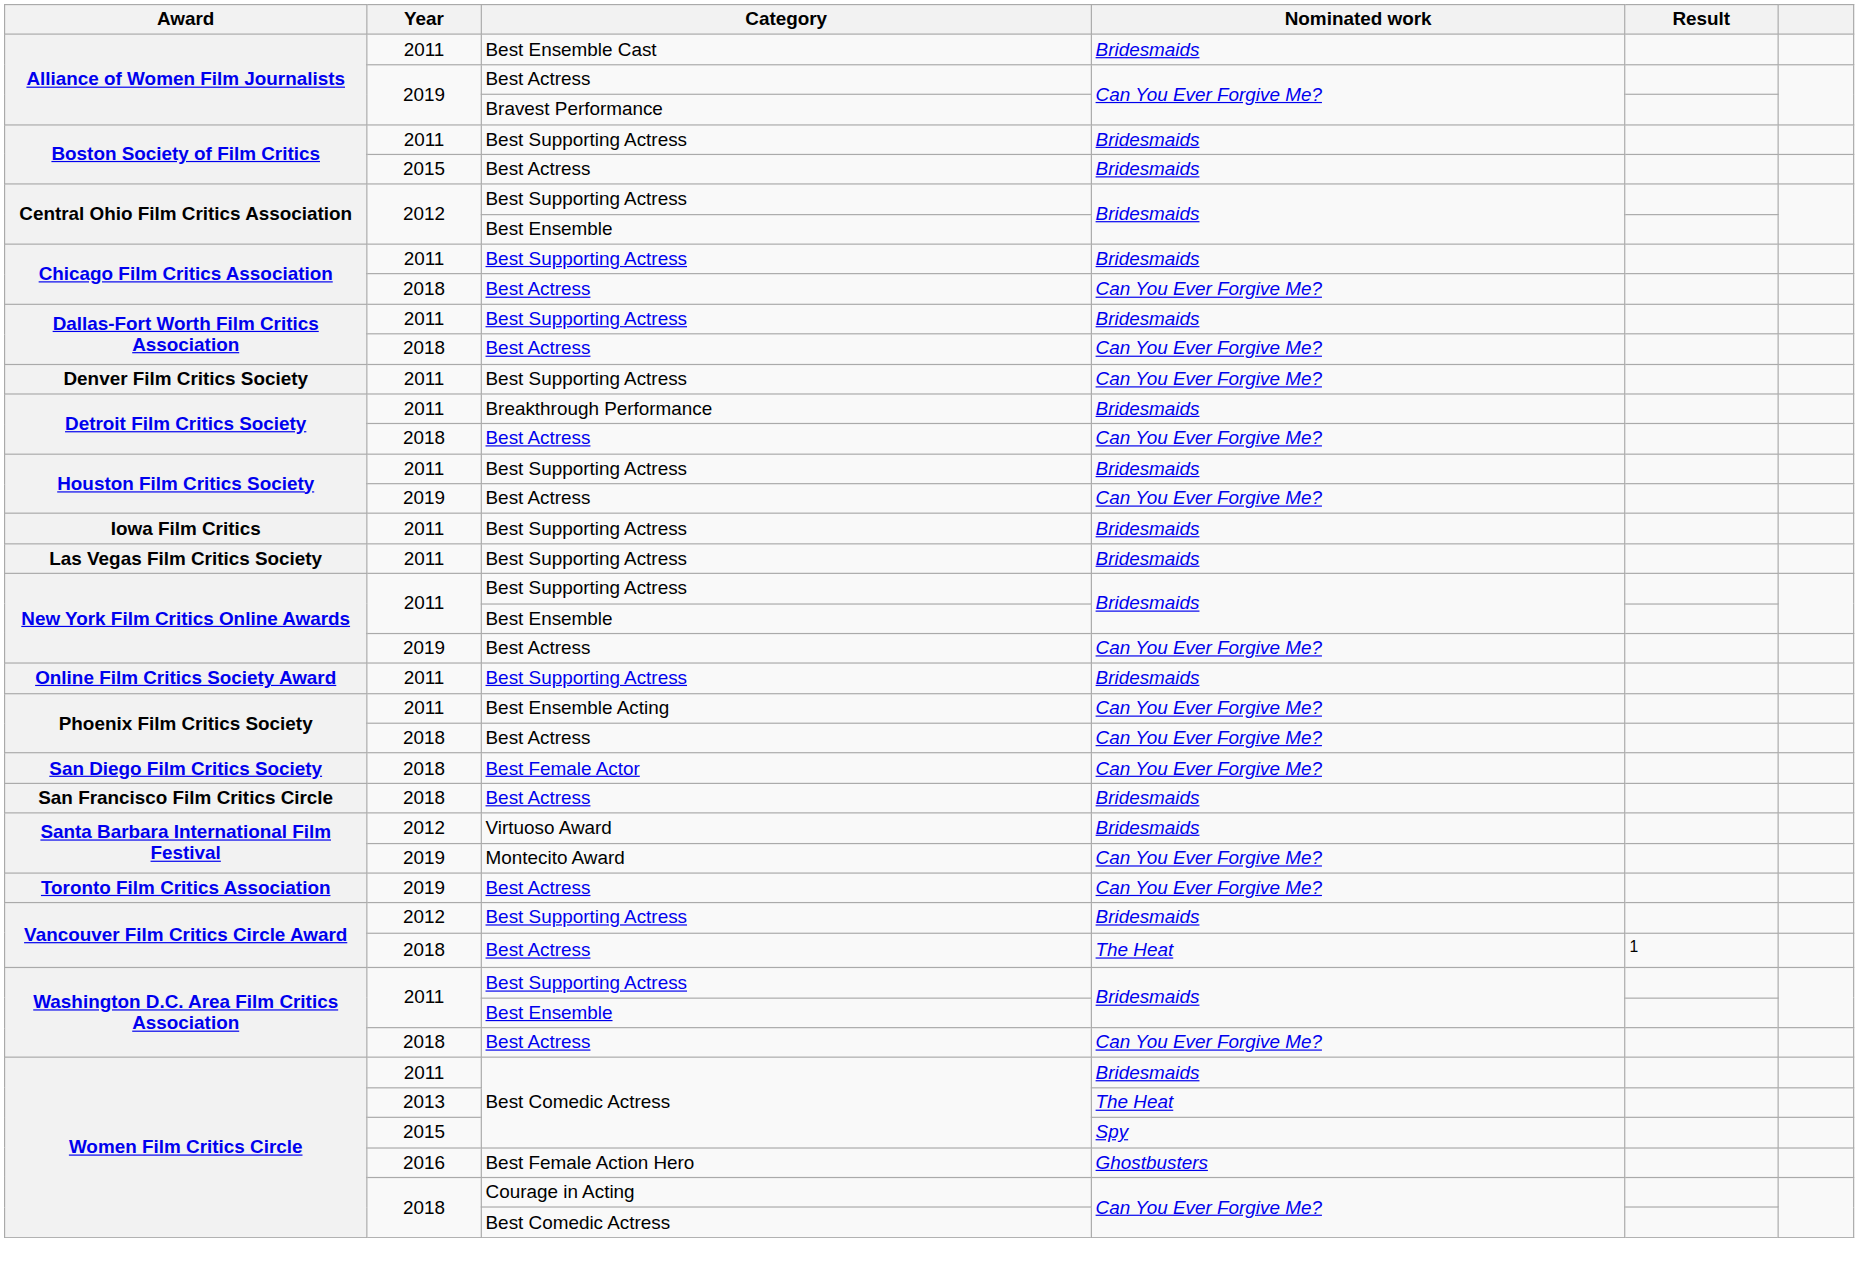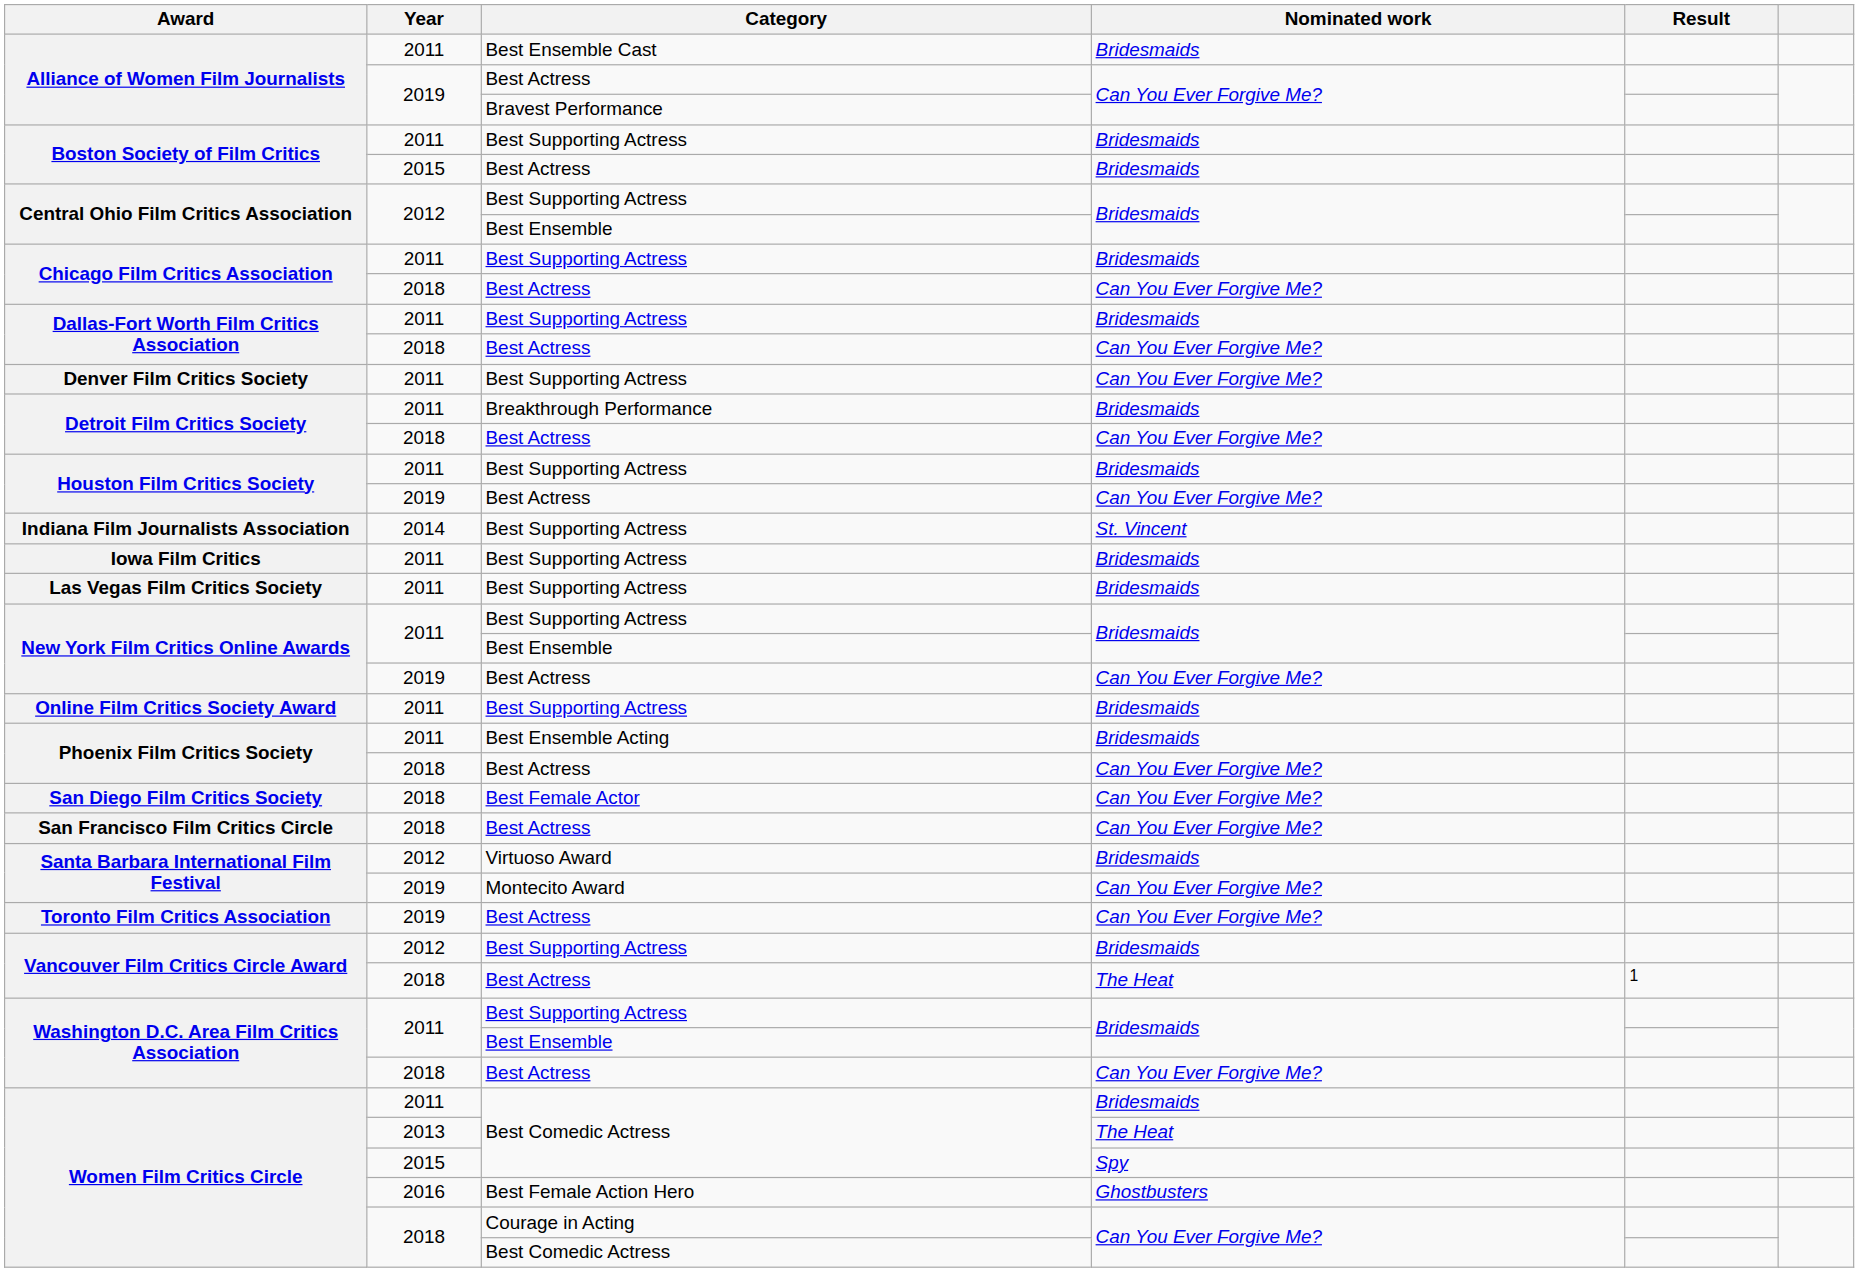+ row: (186, 528)
(1209, 708) Can You Ever Forgive Me? -> (1148, 738) Bridesmaids
(1148, 797) Bridesmaids -> (1209, 827) Can You Ever Forgive Me?
